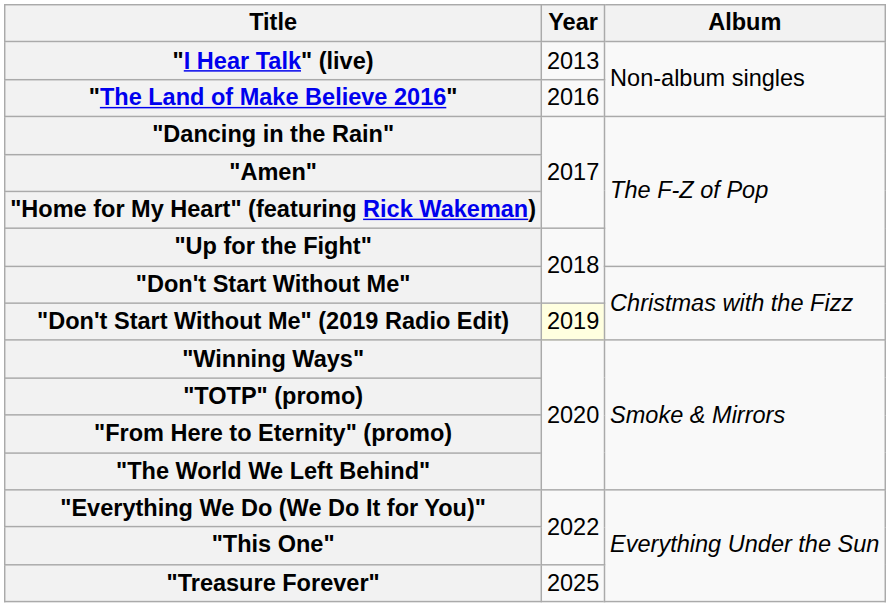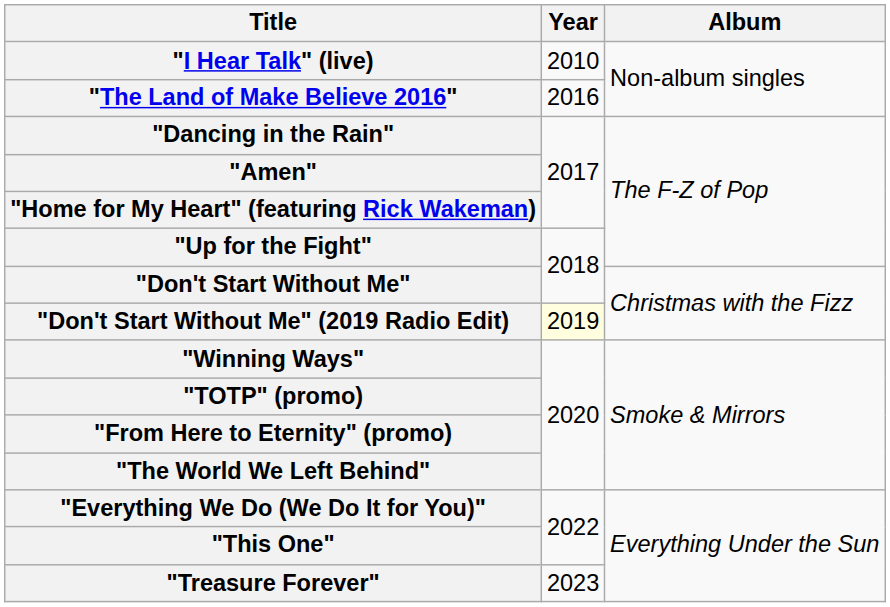(573, 60) 2013 -> (573, 60) 2010
(573, 582) 2025 -> (573, 582) 2023
